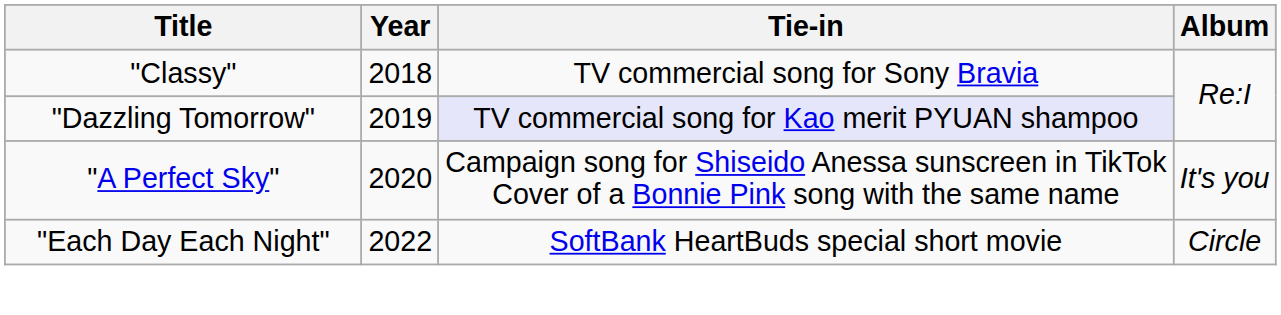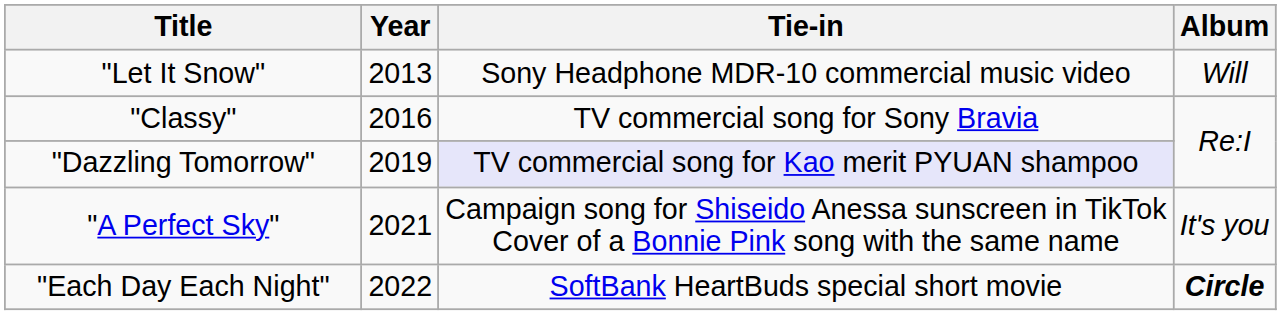+ row: (183, 72)
(400, 72) 2018 -> (400, 118) 2016
(400, 179) 2020 -> (400, 225) 2021
(1225, 241) normal -> (1225, 286) bold
